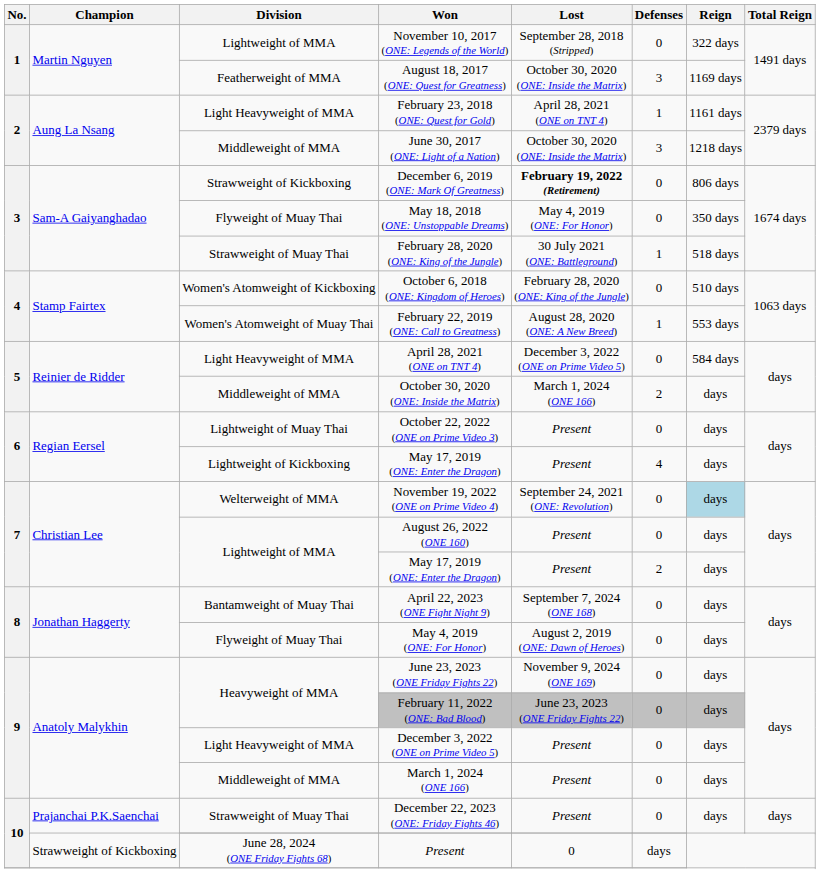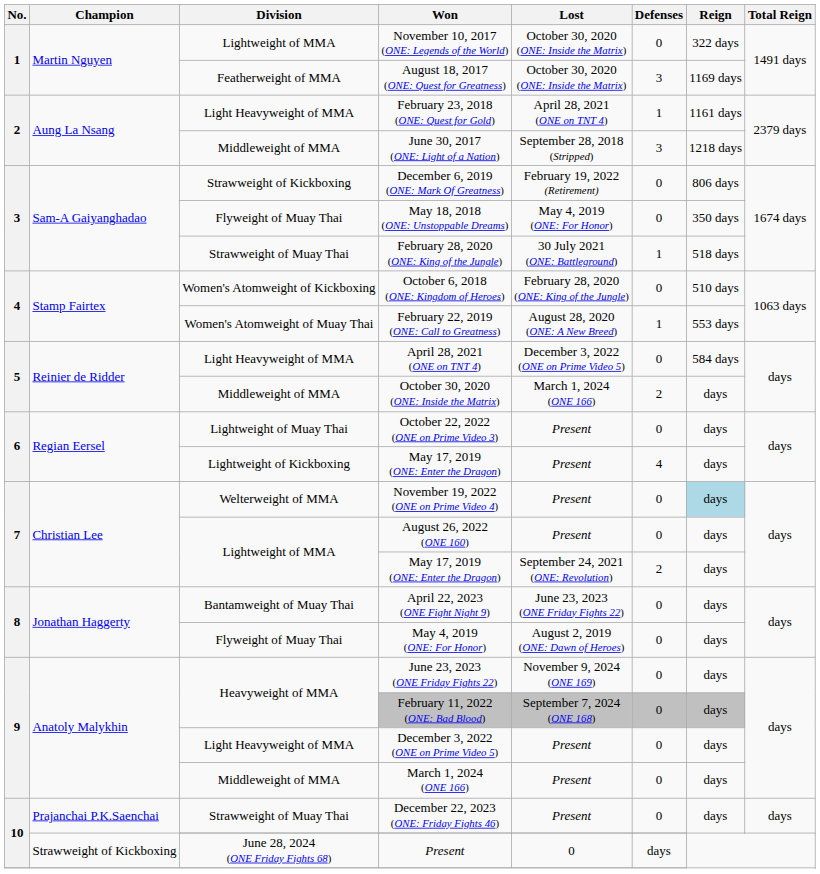(572, 42) September 28, 2018 (Stripped) -> (572, 42) October 30, 2020 (ONE: Inside the Matrix)
(572, 148) October 30, 2020 (ONE: Inside the Matrix) -> (572, 148) September 28, 2018 (Stripped)
(572, 183) bold -> (572, 183) normal
(572, 499) September 24, 2021 (ONE: Revolution) -> (572, 499) Present
(572, 569) Present -> (572, 569) September 24, 2021 (ONE: Revolution)
(572, 604) September 7, 2024 (ONE 168) -> (572, 604) June 23, 2023 (ONE Friday Fights 22)
(572, 710) June 23, 2023 (ONE Friday Fights 22) -> (572, 710) September 7, 2024 (ONE 168)
